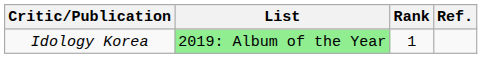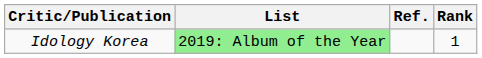columns swapped: (412, 17) <-> (455, 17)
